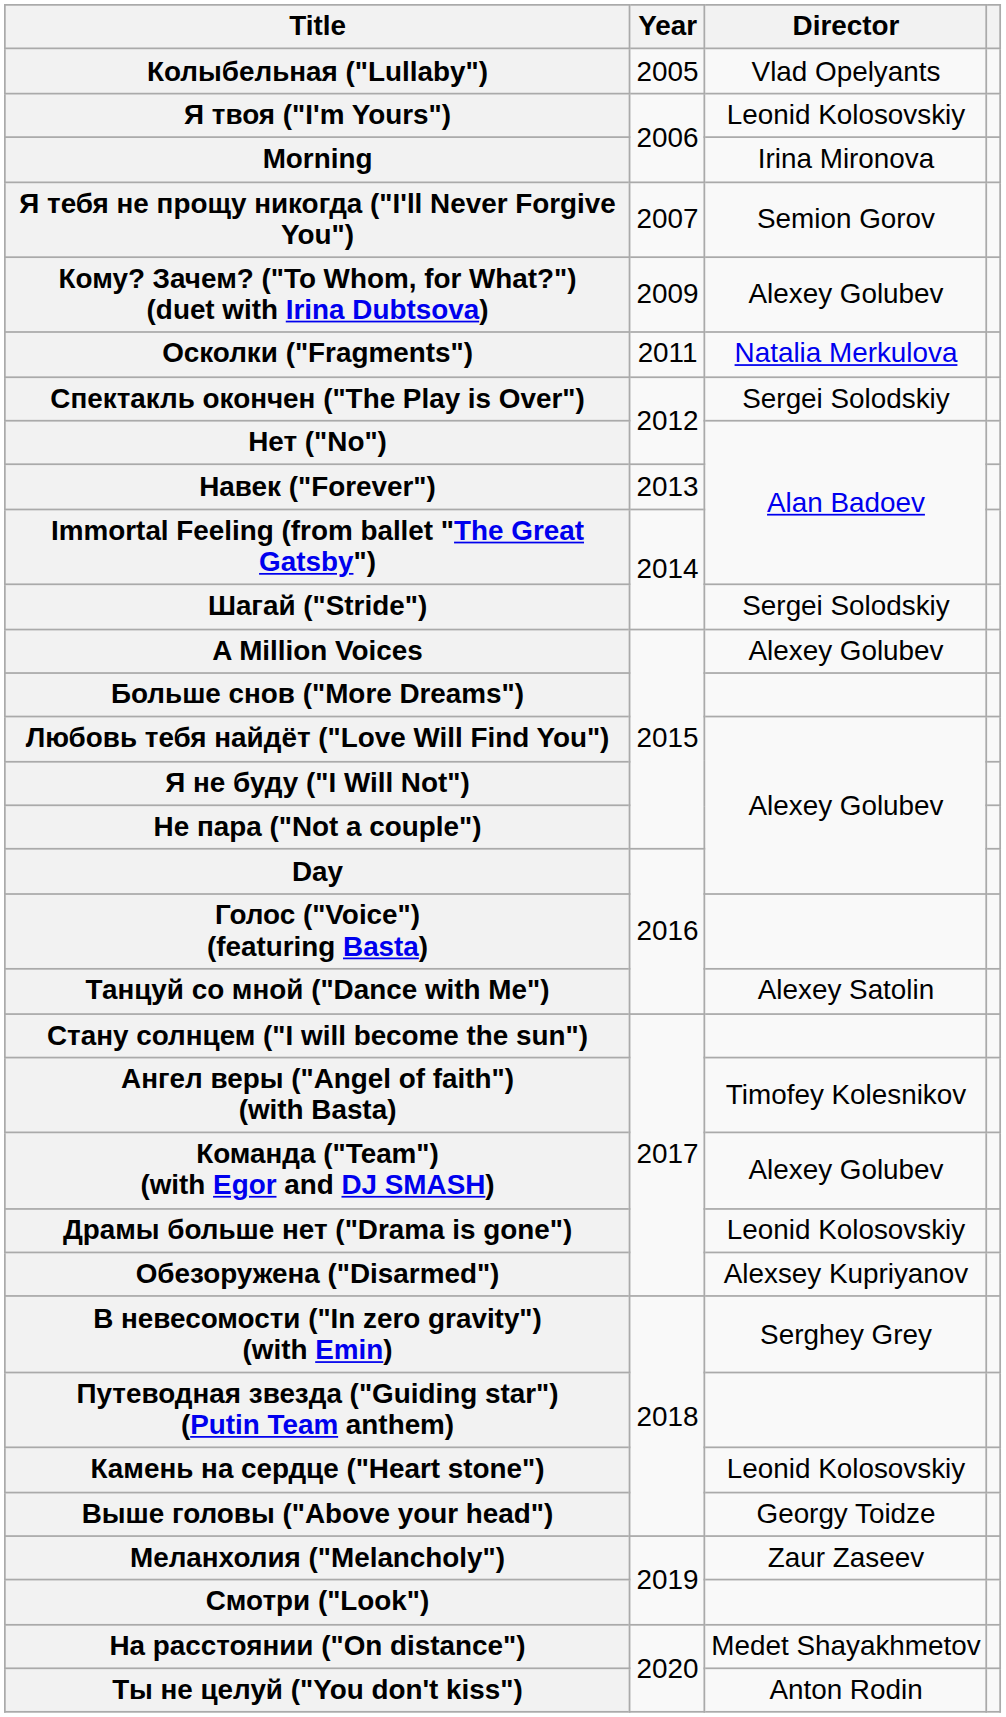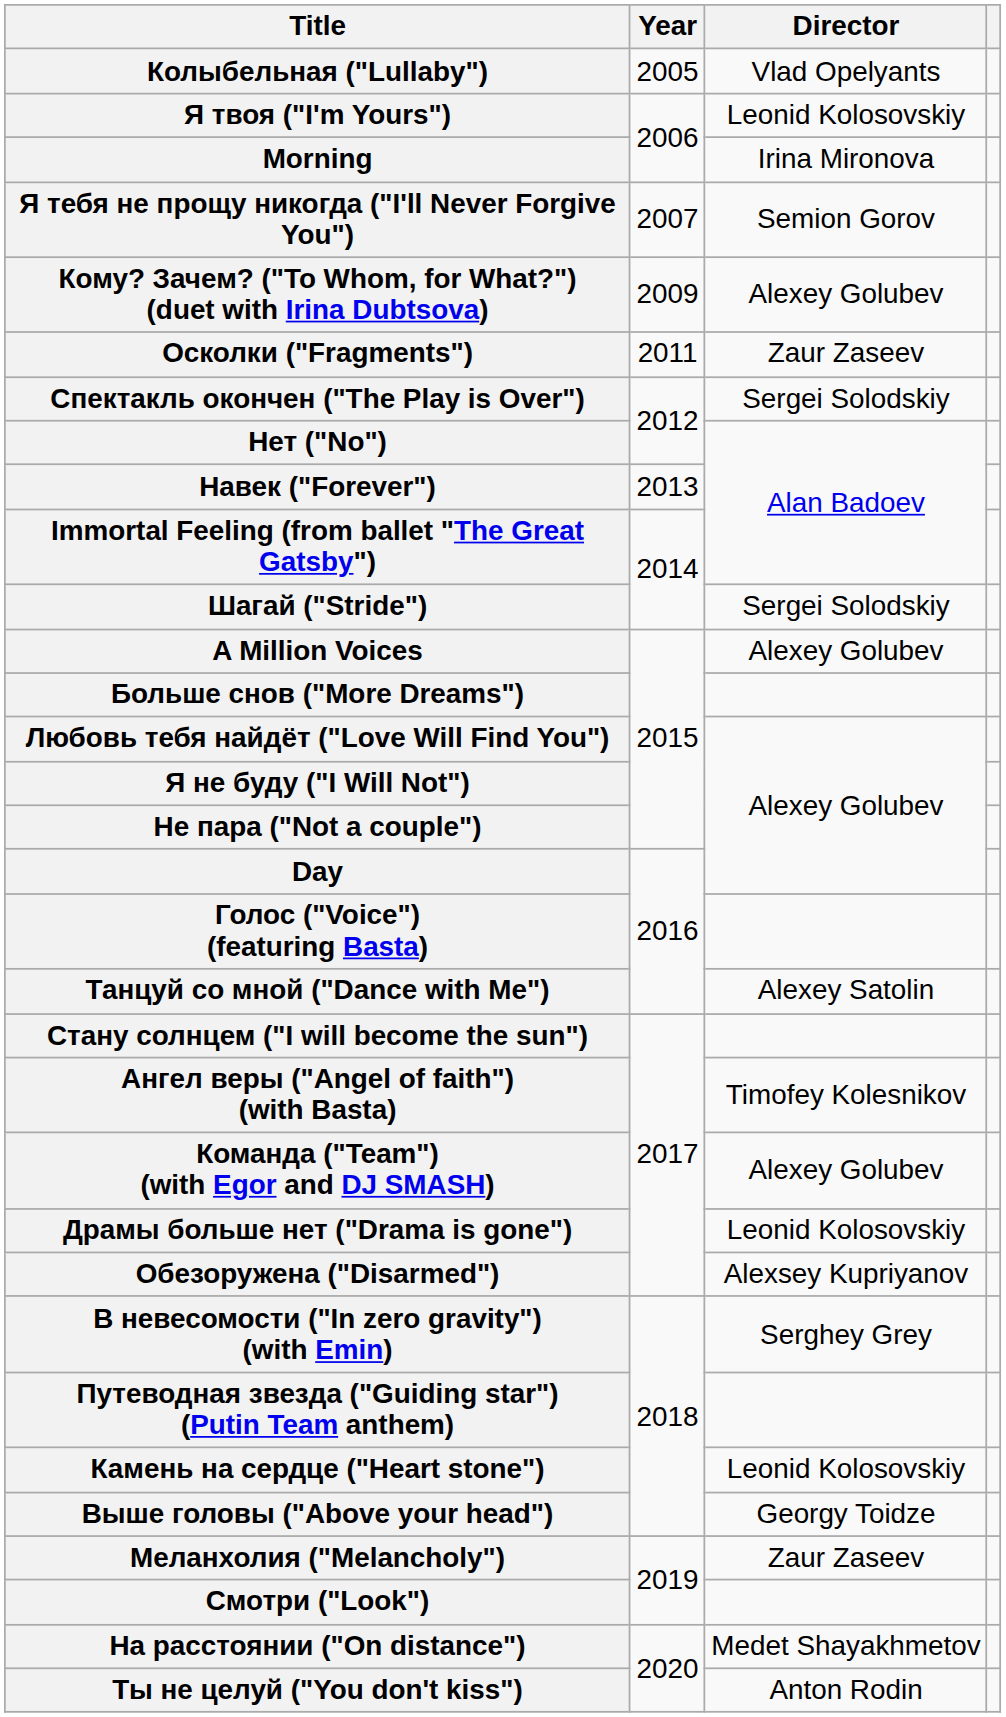(846, 354) Natalia Merkulova -> (846, 354) Zaur Zaseev
